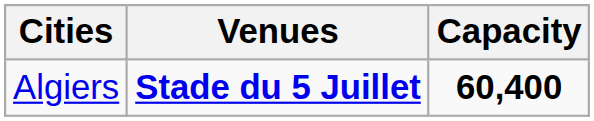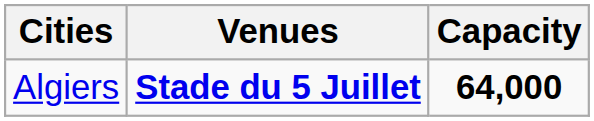(509, 87) 60,400 -> (509, 87) 64,000
